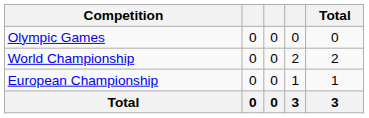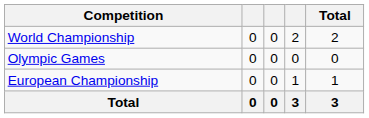rows swapped: (56, 37) <-> (71, 59)
